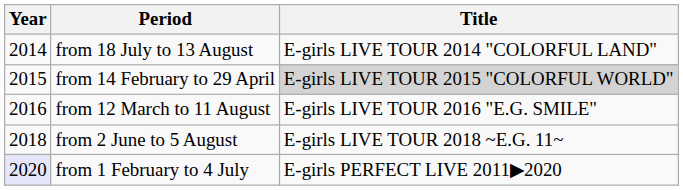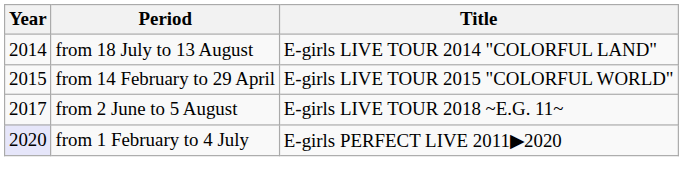(479, 79) lightgrey background -> (479, 79) no background
- row: (163, 109)
(28, 139) 2018 -> (28, 109) 2017
